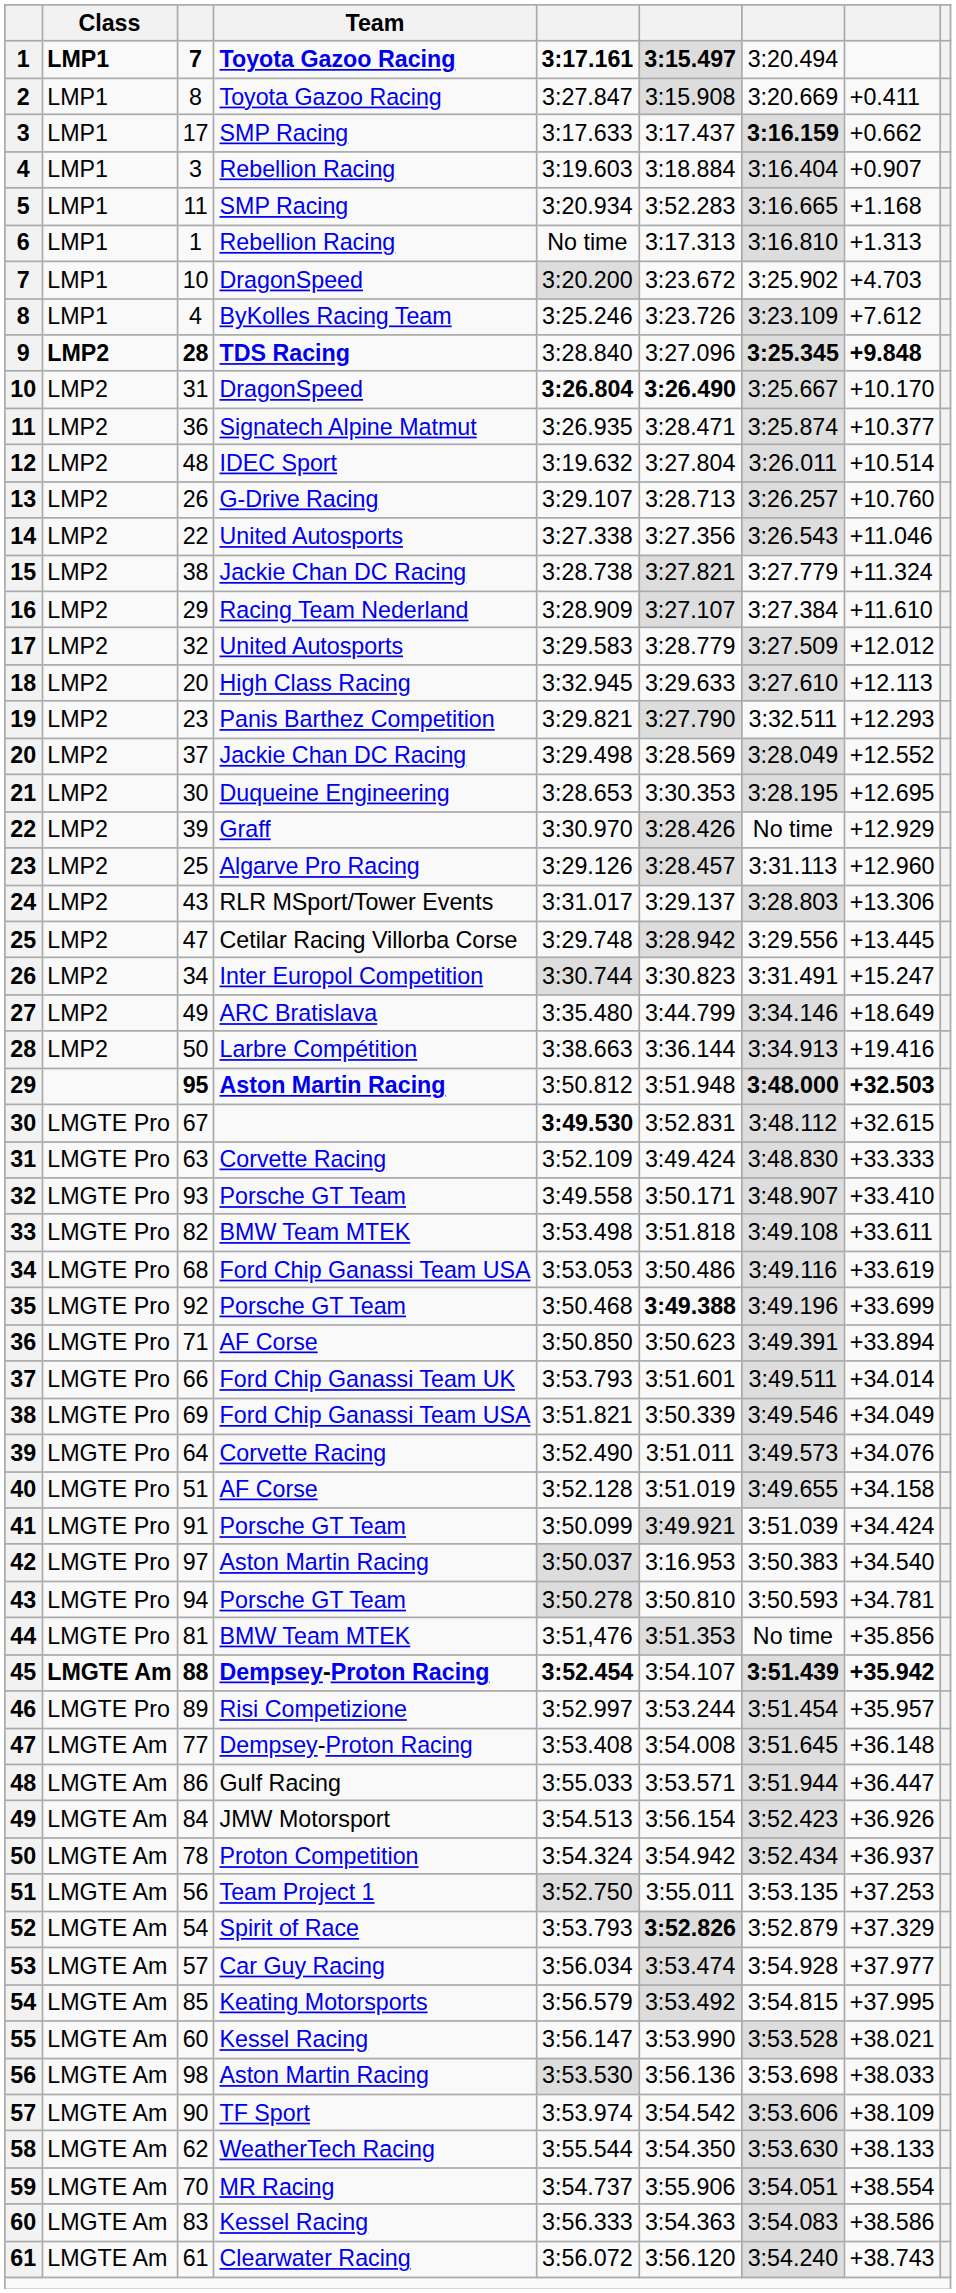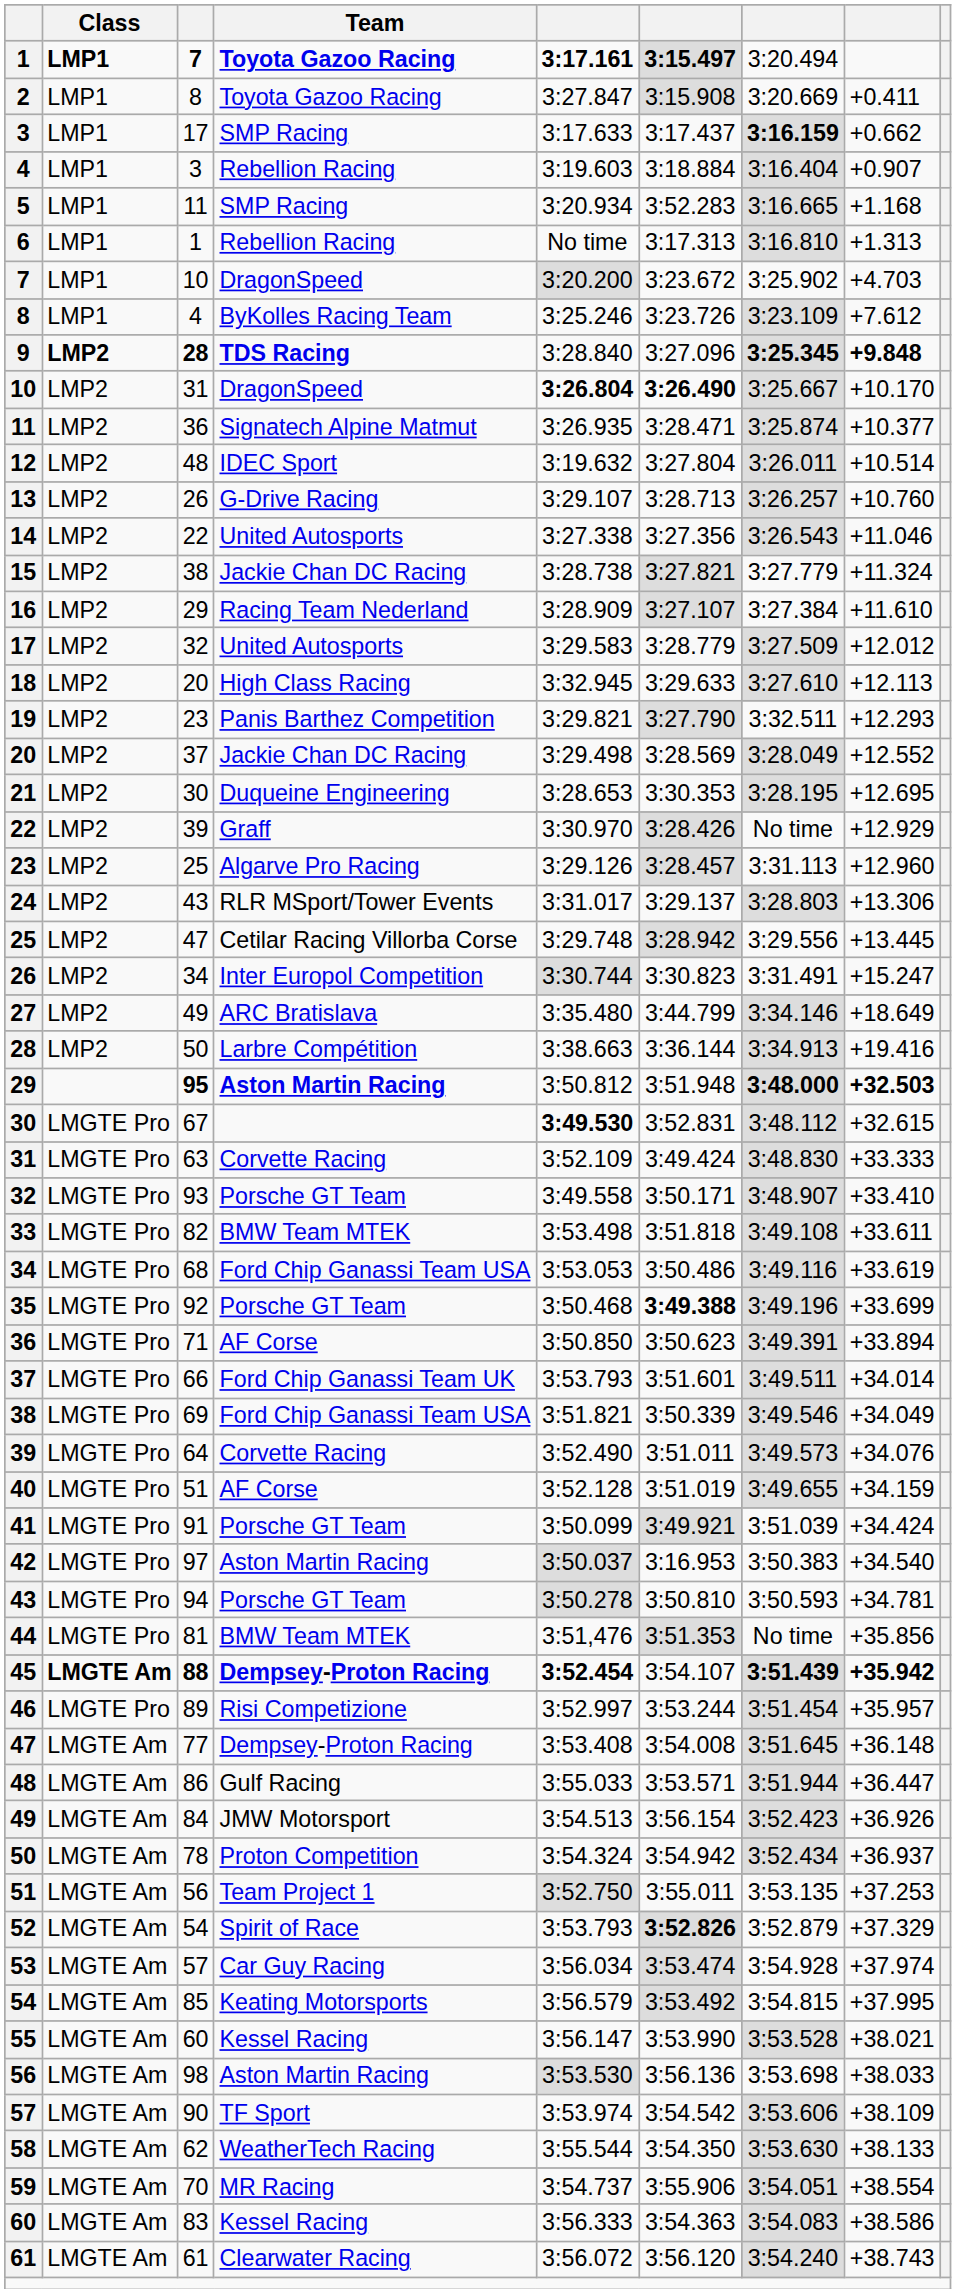(892, 1489) +34.158 -> (892, 1489) +34.159
(892, 1966) +37.977 -> (892, 1966) +37.974
